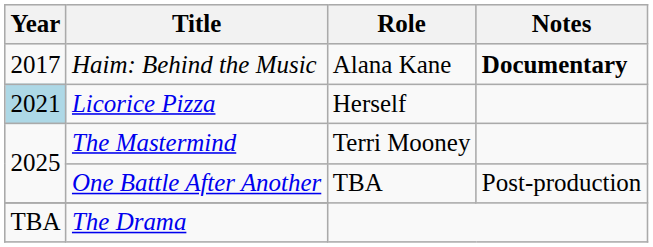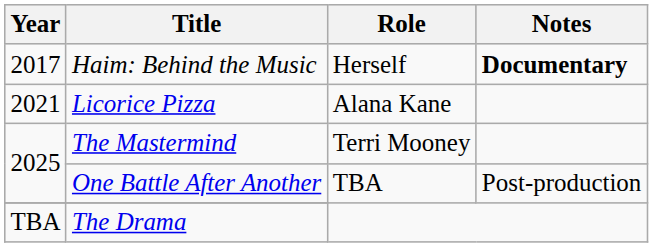(392, 63) Alana Kane -> (370, 63) Herself
(35, 103) lightblue background -> (35, 103) no background
(370, 103) Herself -> (392, 103) Alana Kane
